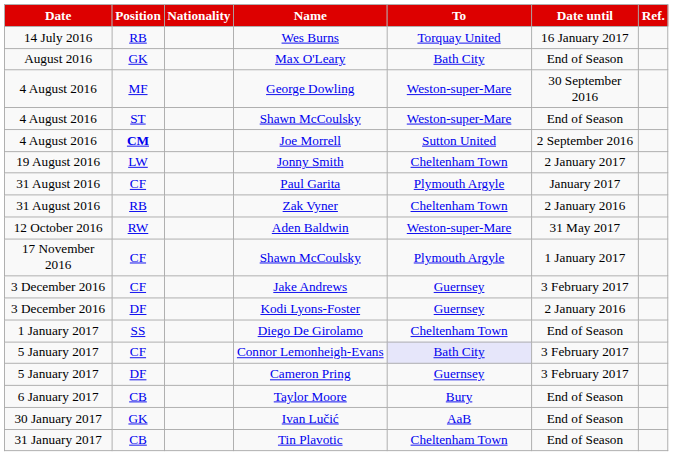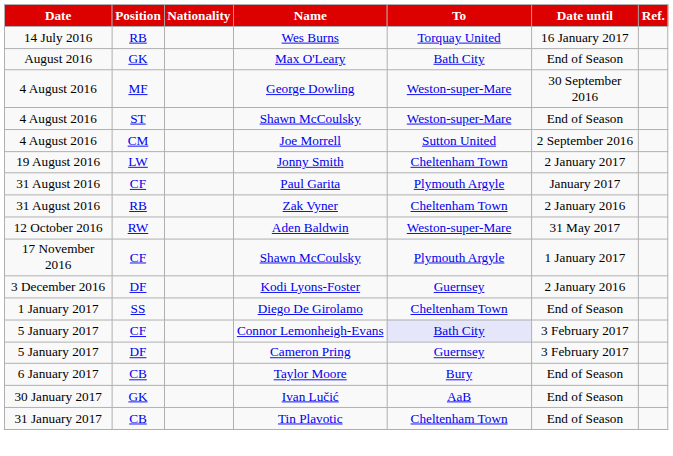(138, 140) bold -> (138, 140) normal
- row: (58, 287)
